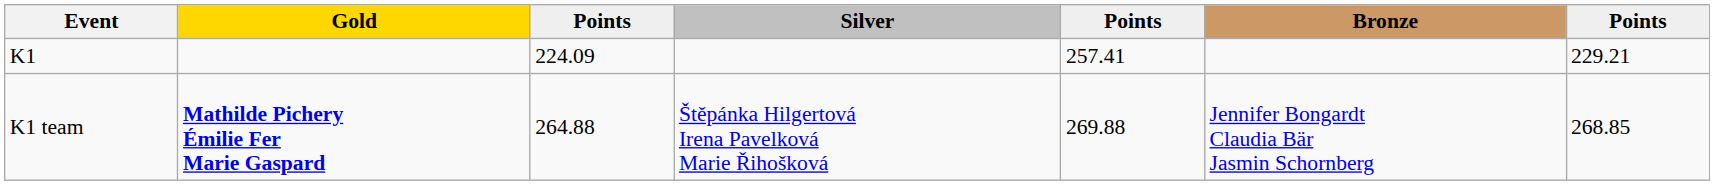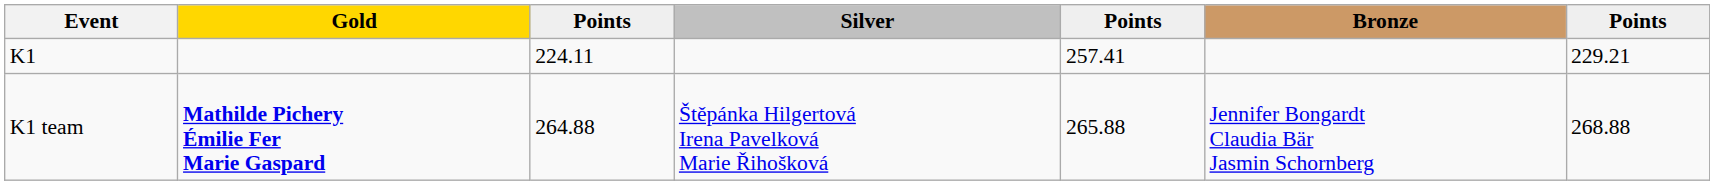(565, 55) 224.09 -> (565, 55) 224.11
(1096, 126) 269.88 -> (1096, 126) 265.88
(1601, 126) 268.85 -> (1601, 126) 268.88
